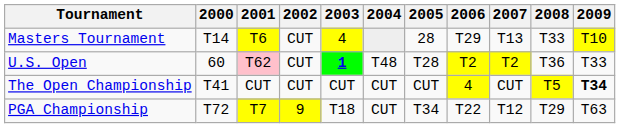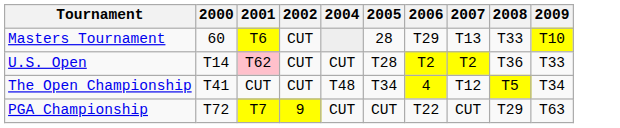- column: (342, 17)
(216, 40) T14 -> (216, 40) 60
(216, 64) 60 -> (216, 64) T14
(384, 64) T48 -> (342, 64) CUT
(384, 87) CUT -> (342, 87) T48
(426, 87) CUT -> (384, 87) T34
(510, 87) CUT -> (468, 87) T12
(594, 87) bold -> (552, 87) normal
(426, 111) T34 -> (384, 111) CUT
(510, 111) T12 -> (468, 111) CUT
